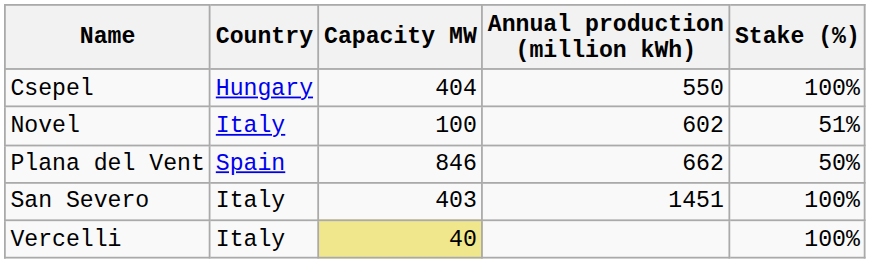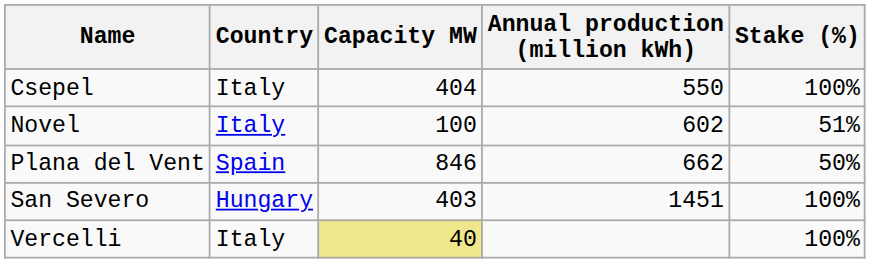(264, 88) Hungary -> (251, 88) Italy
(251, 201) Italy -> (264, 201) Hungary
